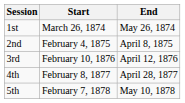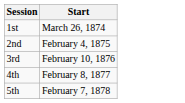- column: (149, 12)
